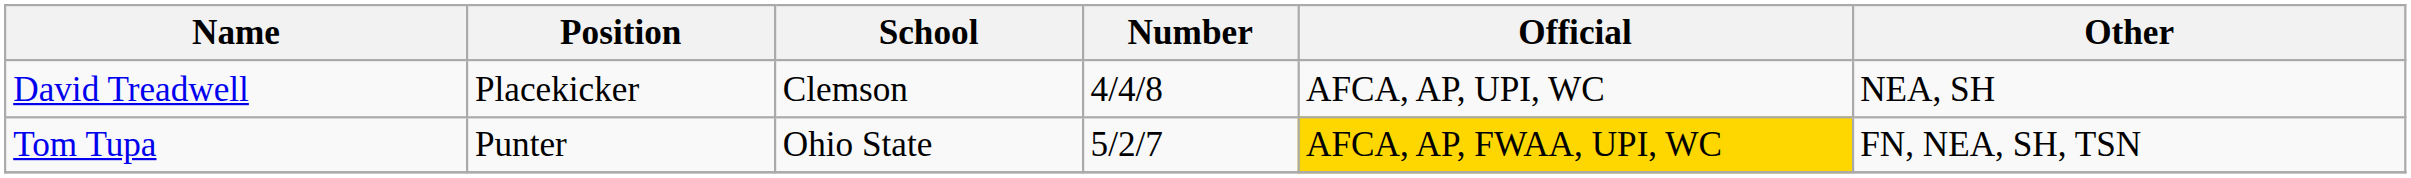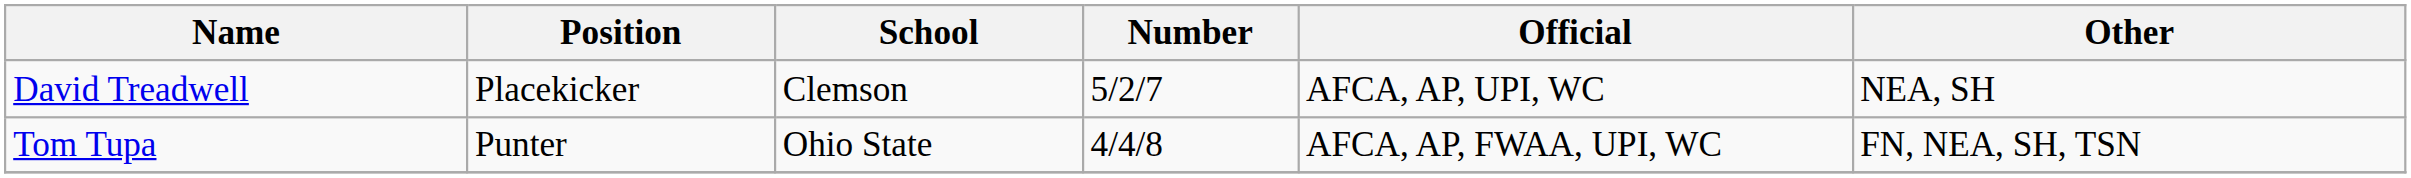(1127, 88) 4/4/8 -> (1127, 88) 5/2/7
(1127, 144) 5/2/7 -> (1127, 144) 4/4/8
(1514, 144) gold background -> (1514, 144) no background
